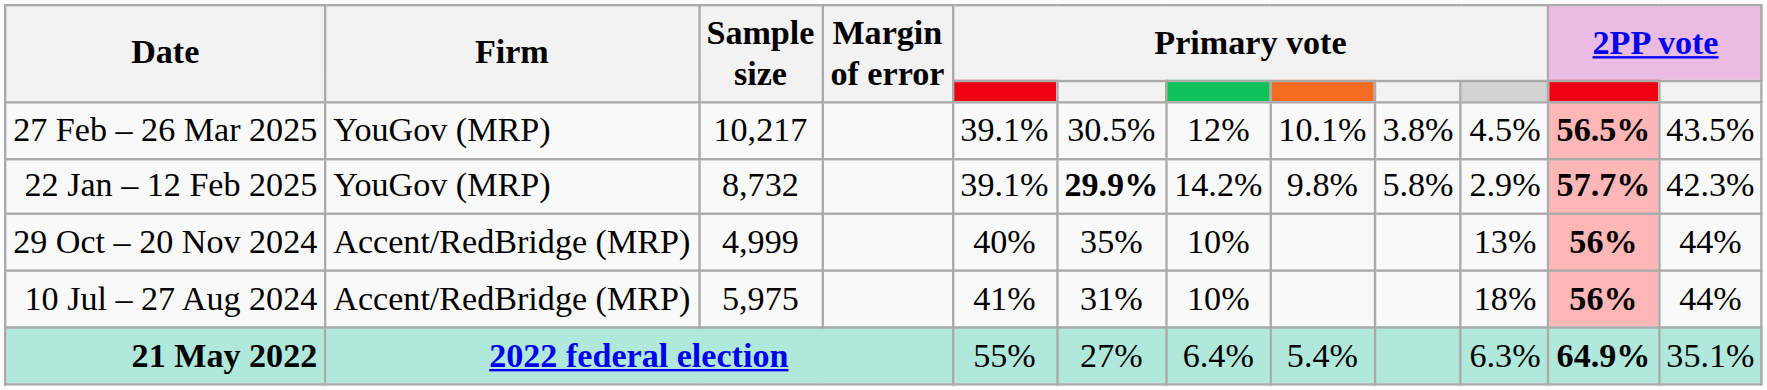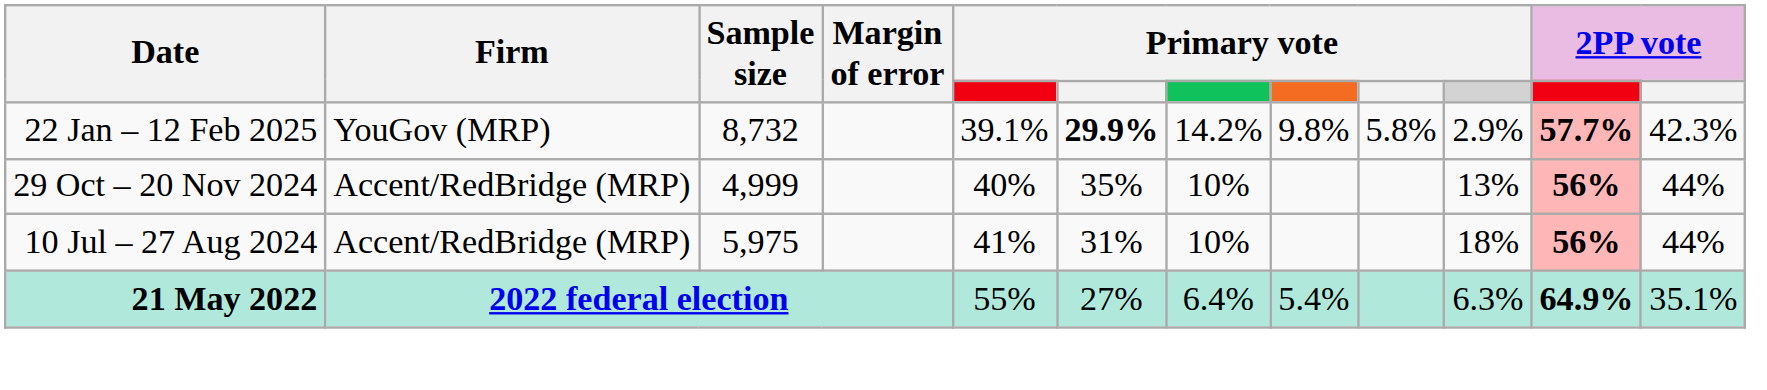- row: (165, 129)
